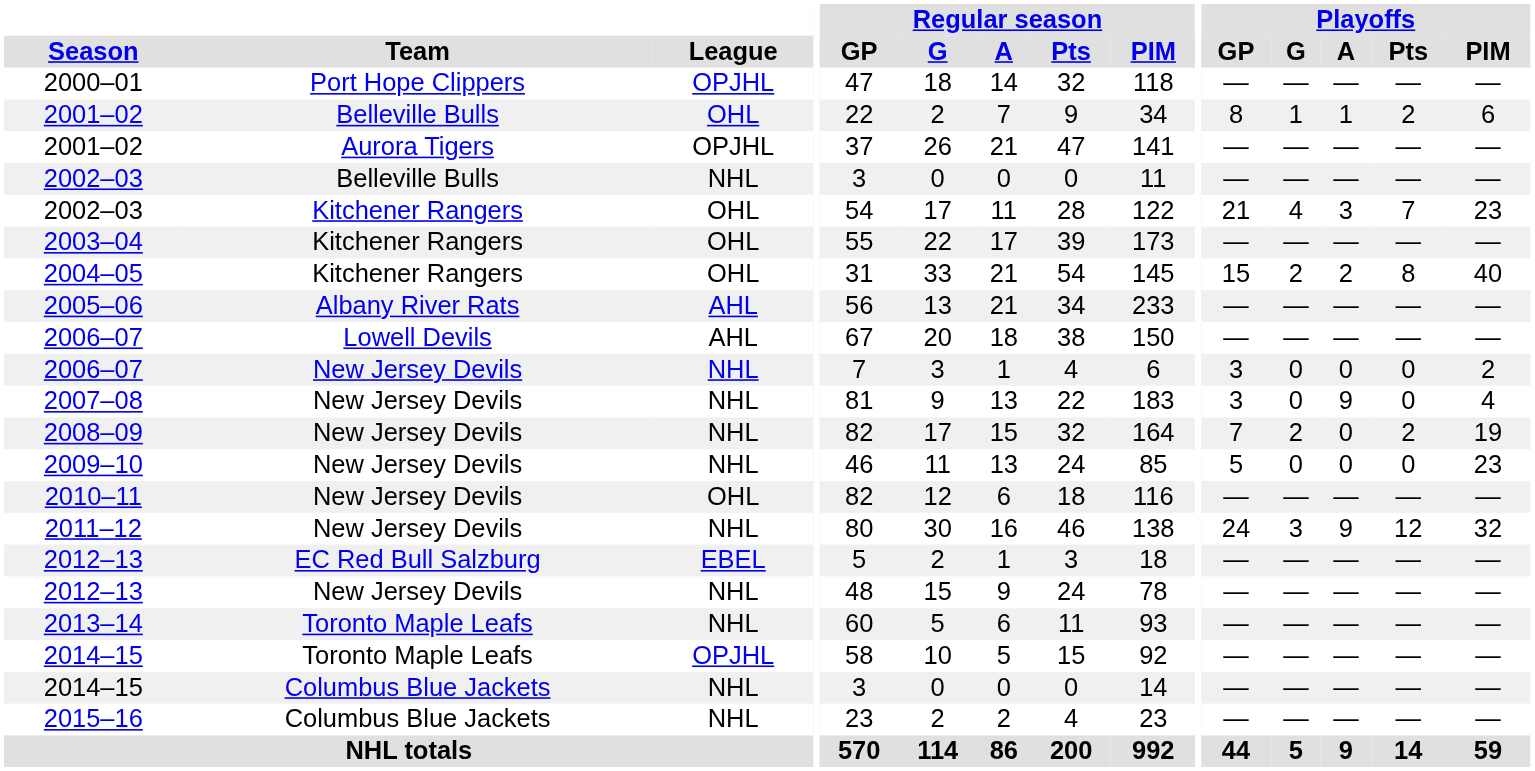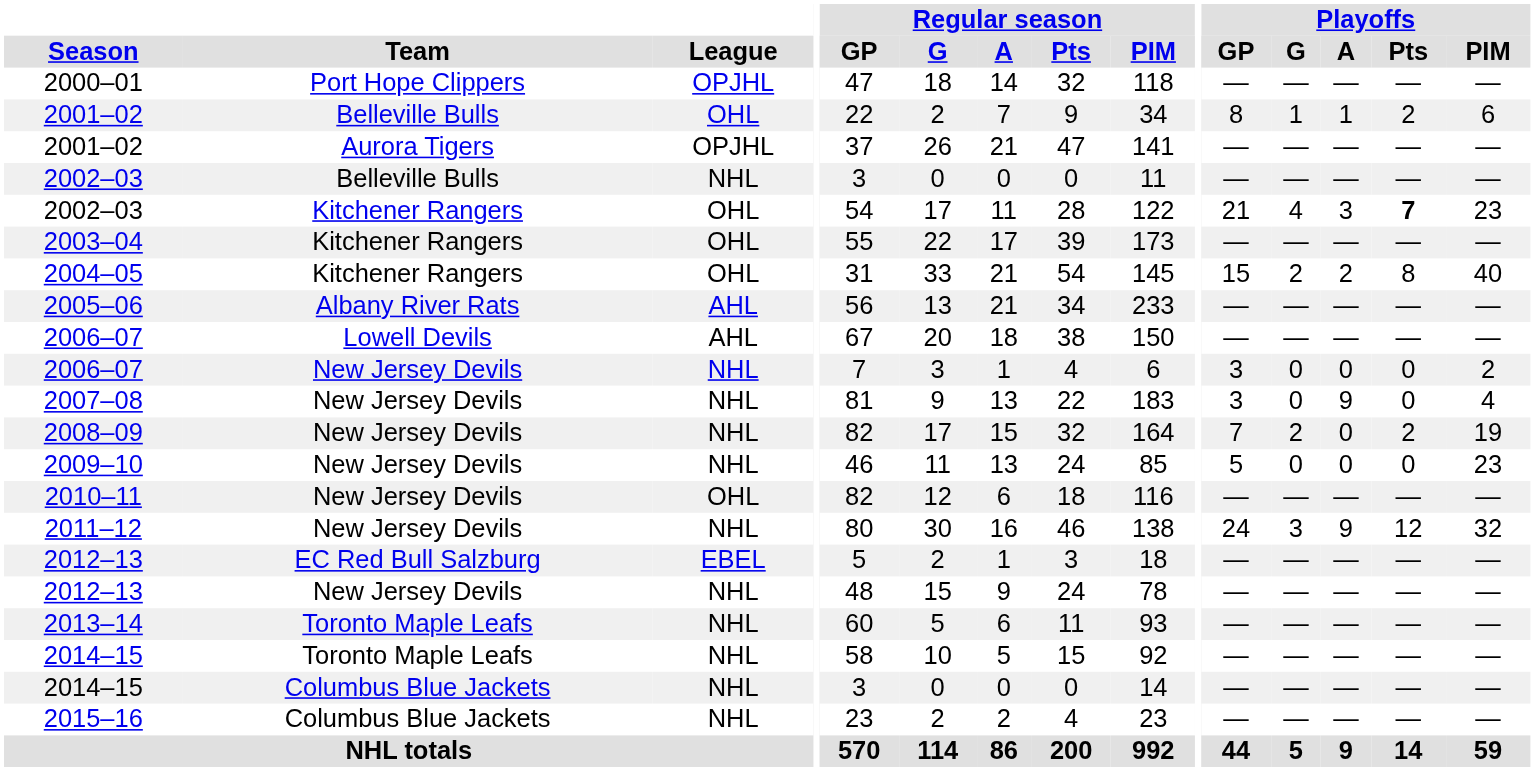(1408, 210) normal -> (1408, 210) bold
(733, 655) OPJHL -> (733, 655) NHL
